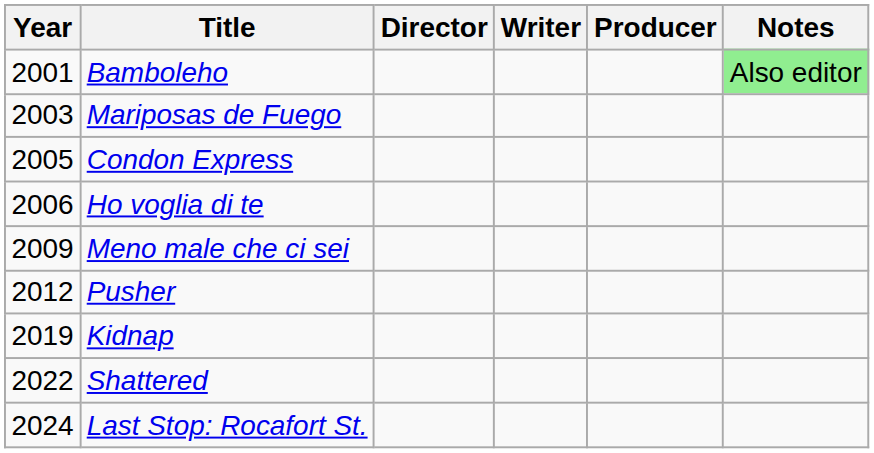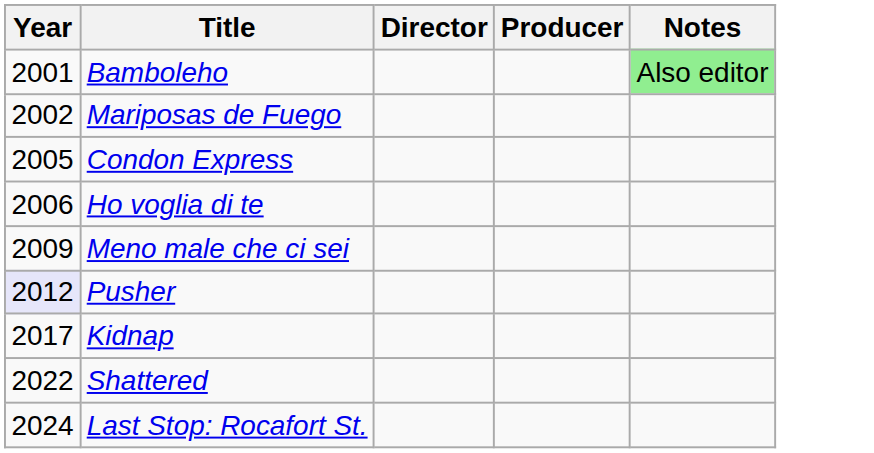- column: (541, 27)
(43, 116) 2003 -> (43, 116) 2002
(43, 292) no background -> (43, 292) lavender background
(43, 336) 2019 -> (43, 336) 2017
